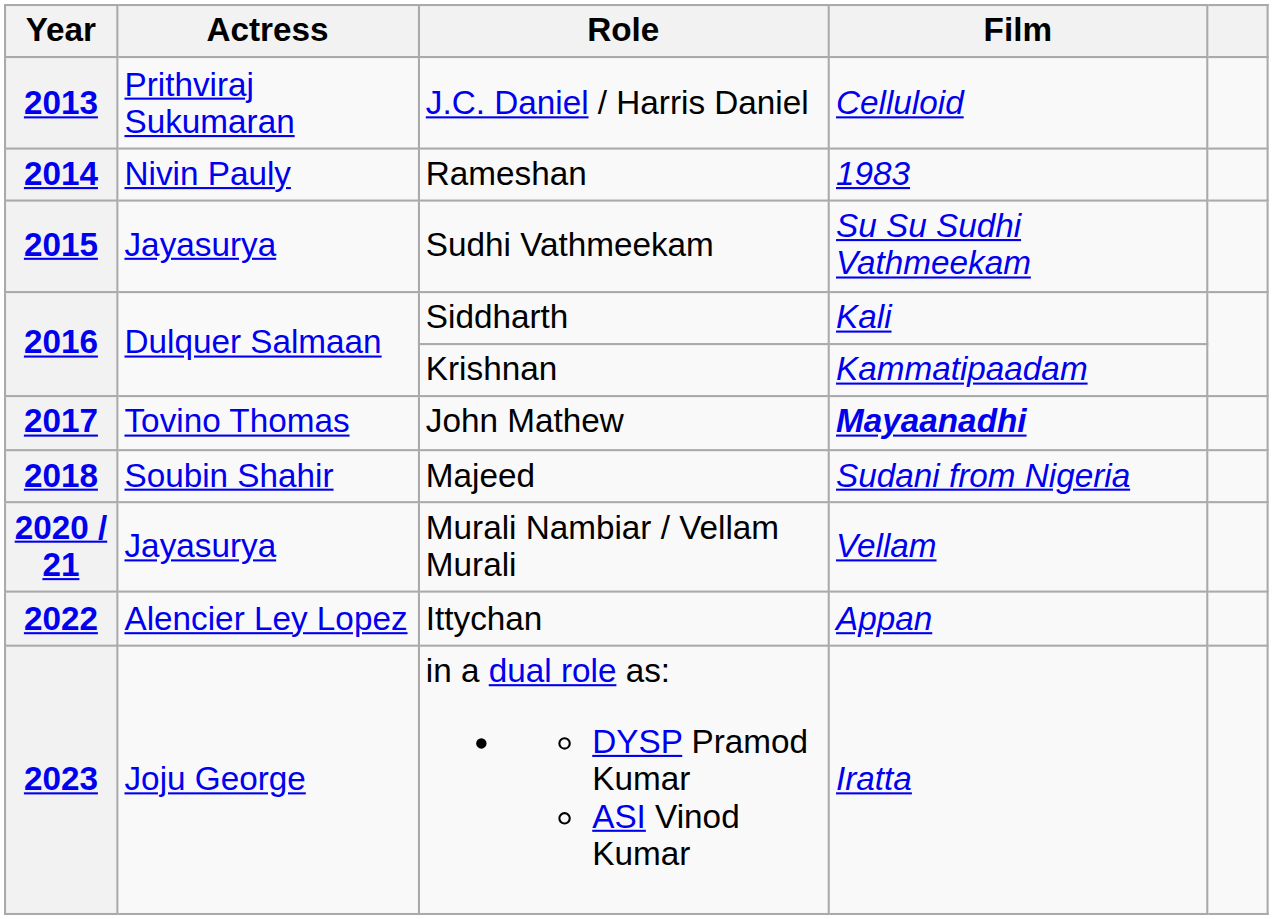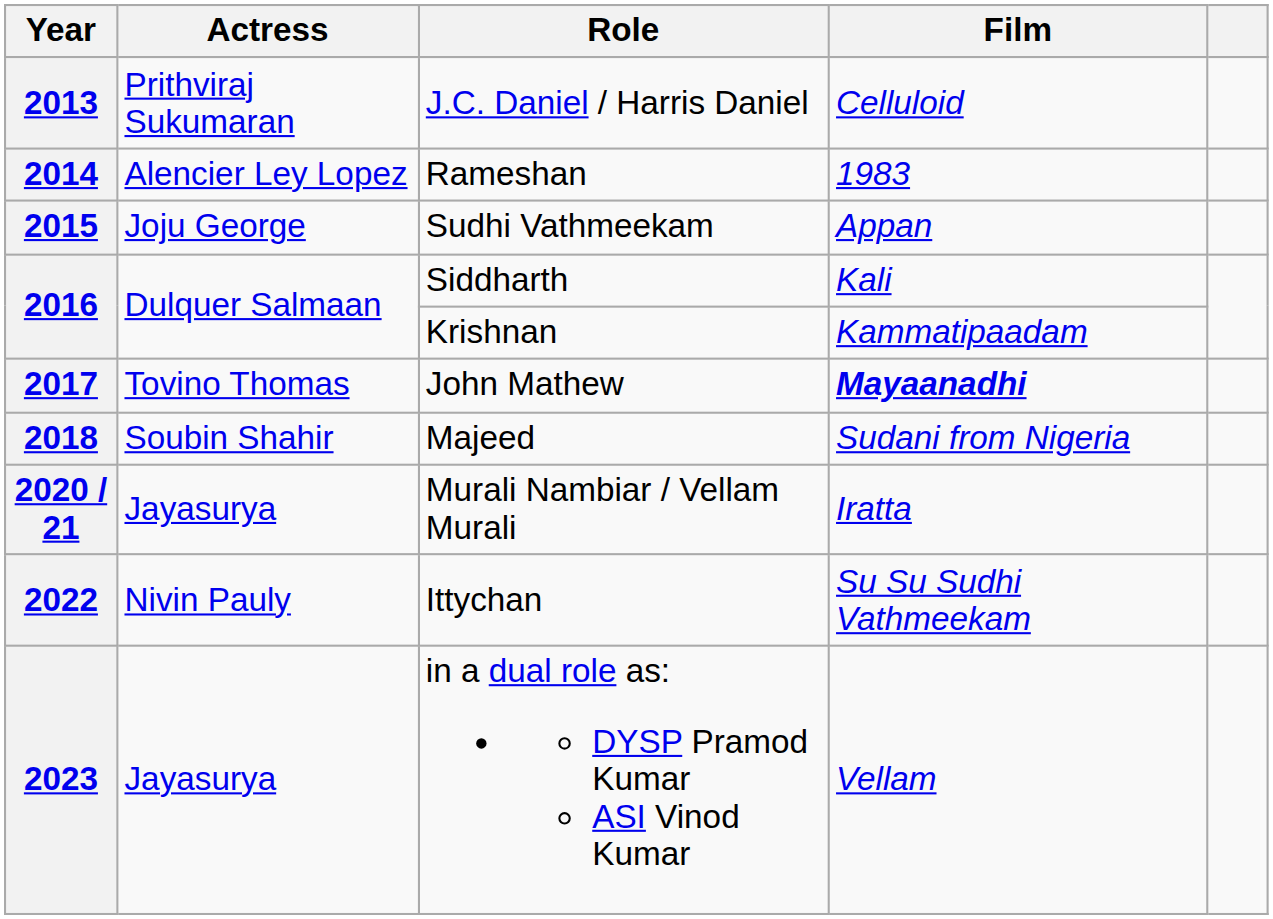(208, 173) Nivin Pauly -> (266, 173) Alencier Ley Lopez
(200, 245) Jayasurya -> (215, 226) Joju George
(933, 245) Su Su Sudhi Vathmeekam -> (884, 226) Appan
(886, 546) Vellam -> (874, 509) Iratta
(266, 618) Alencier Ley Lopez -> (208, 599) Nivin Pauly
(884, 618) Appan -> (933, 599) Su Su Sudhi Vathmeekam
(215, 779) Joju George -> (200, 779) Jayasurya
(874, 779) Iratta -> (886, 779) Vellam
